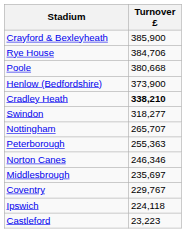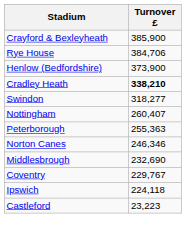- row: (19, 68)
(148, 129) 265,707 -> (148, 114) 260,407
(148, 175) 235,697 -> (148, 159) 232,690
